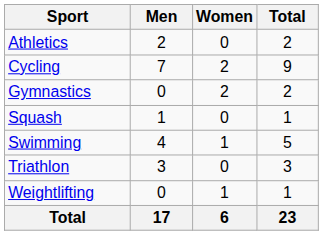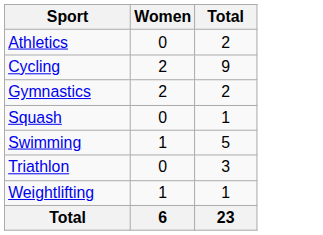- column: (161, 17)
